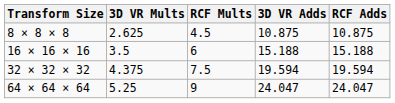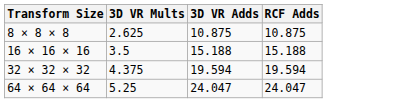- column: (221, 14)
